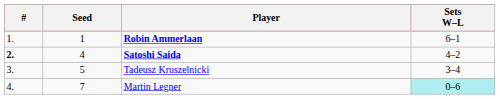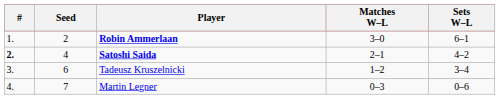+ column: (377, 17)
(82, 39) 1 -> (66, 39) 2
(82, 70) 5 -> (66, 70) 6
(453, 86) paleturquoise background -> (462, 86) no background
